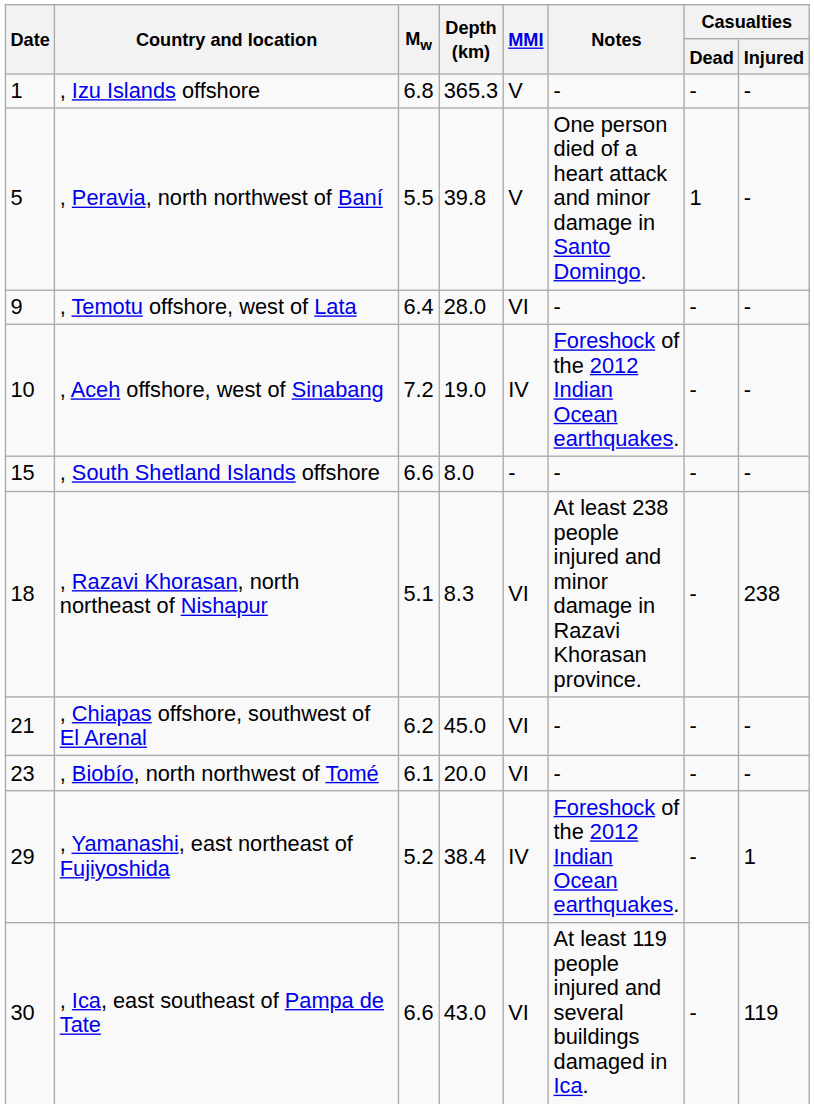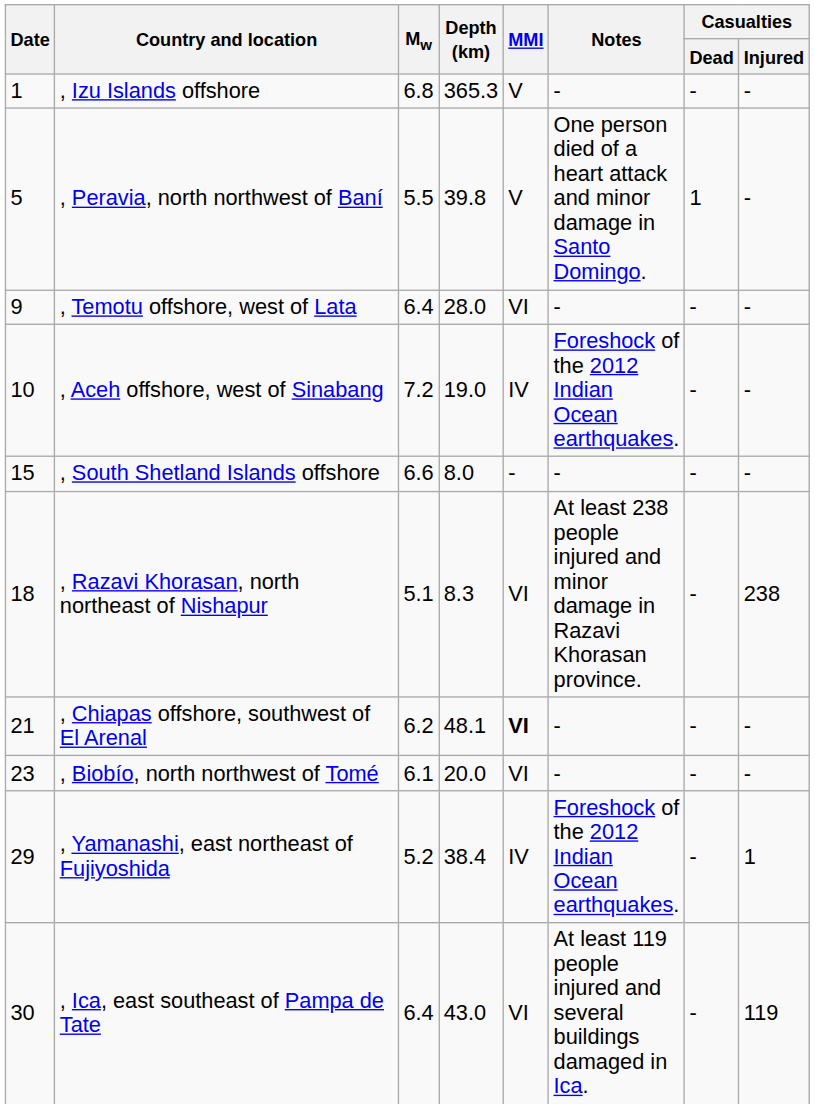(465, 726) 45.0 -> (465, 726) 48.1
(519, 726) normal -> (519, 726) bold
(419, 1013) 6.6 -> (419, 1013) 6.4
